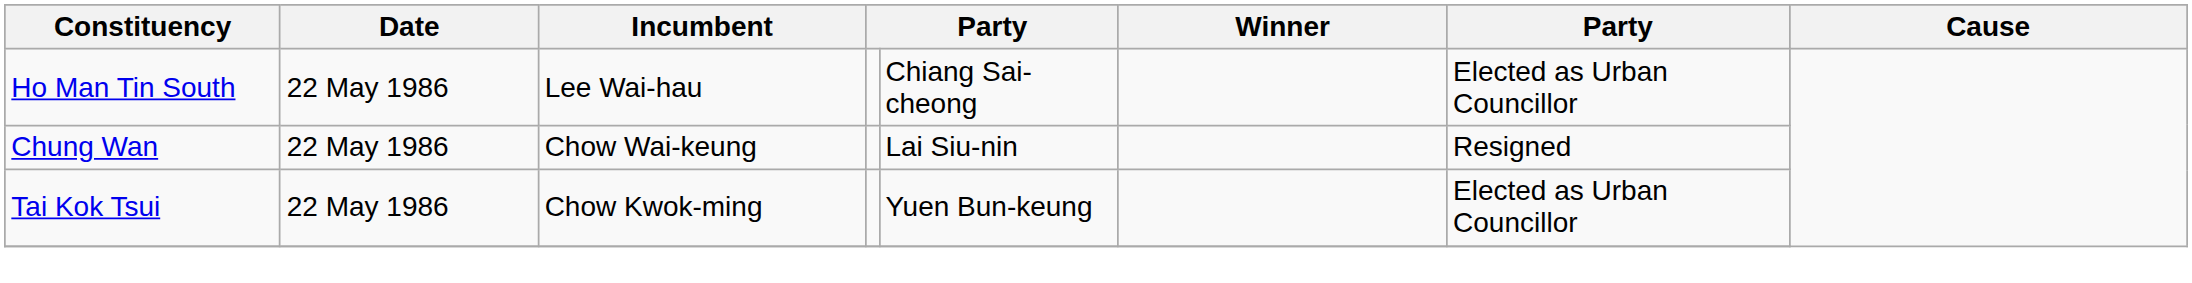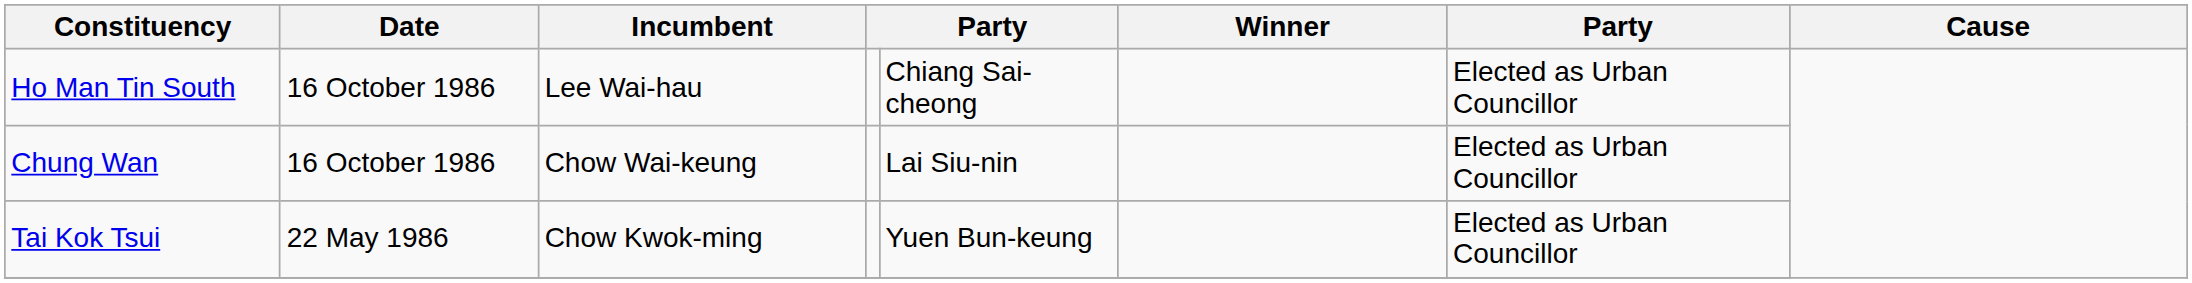(368, 86) 22 May 1986 -> (391, 86) 16 October 1986
(368, 147) 22 May 1986 -> (391, 162) 16 October 1986
(1512, 147) Resigned -> (1560, 162) Elected as Urban Councillor
